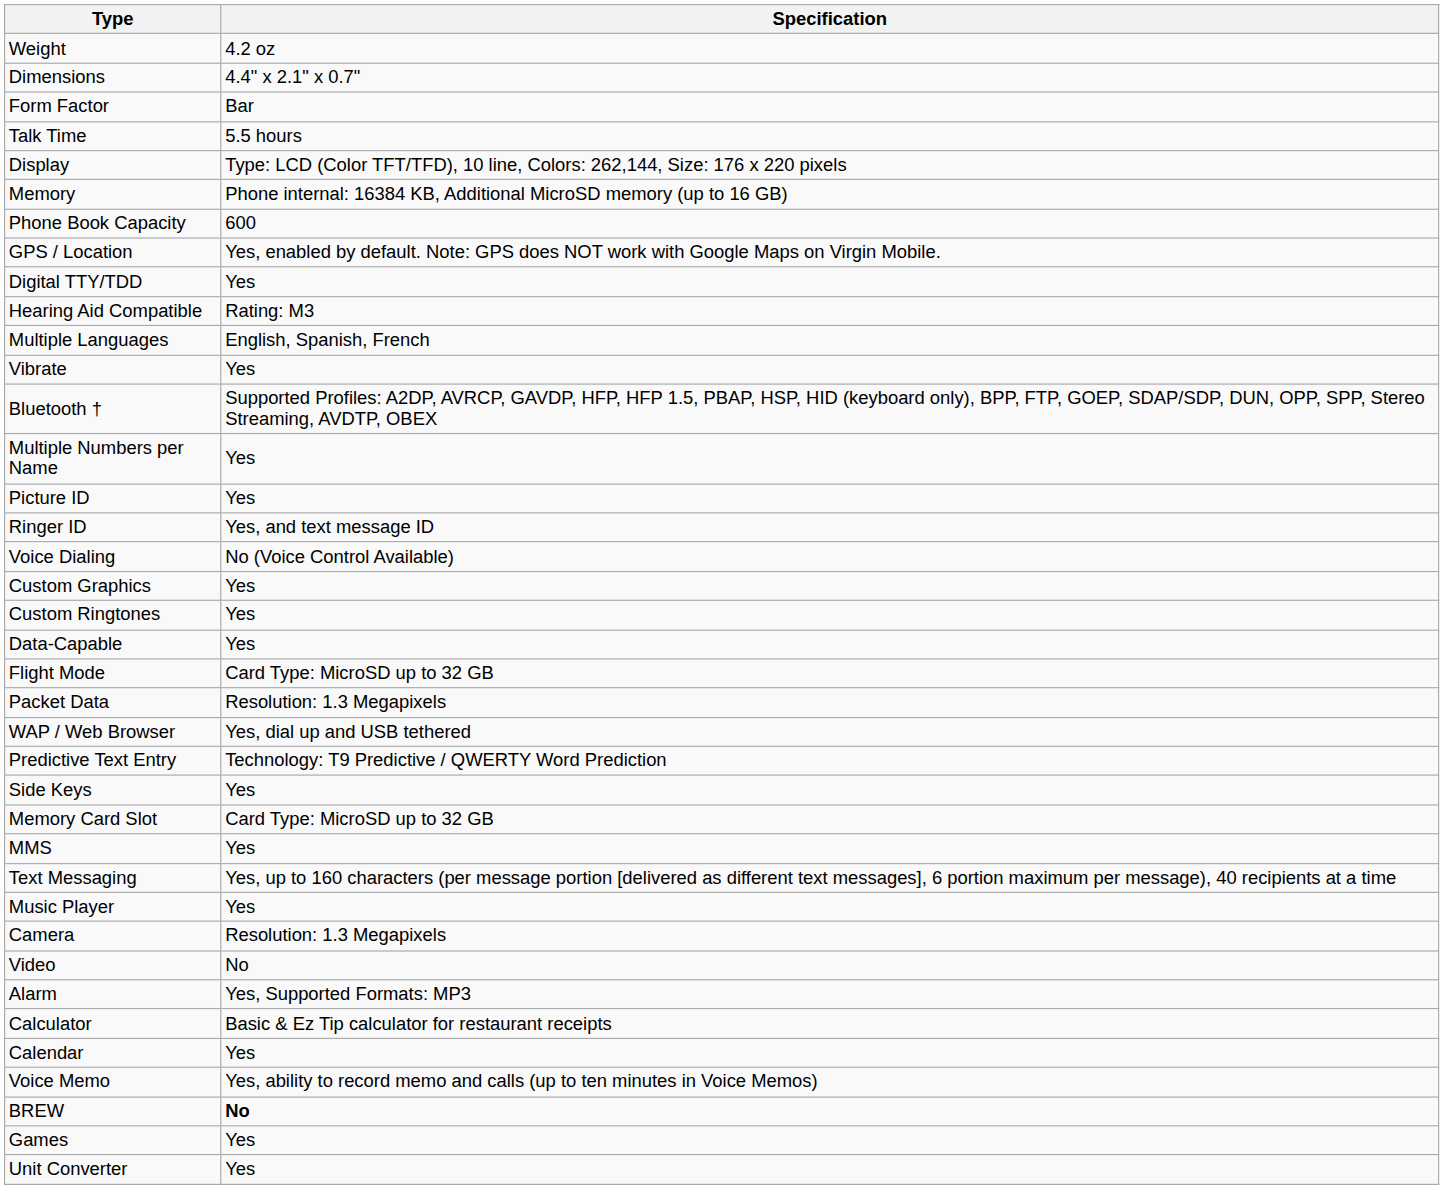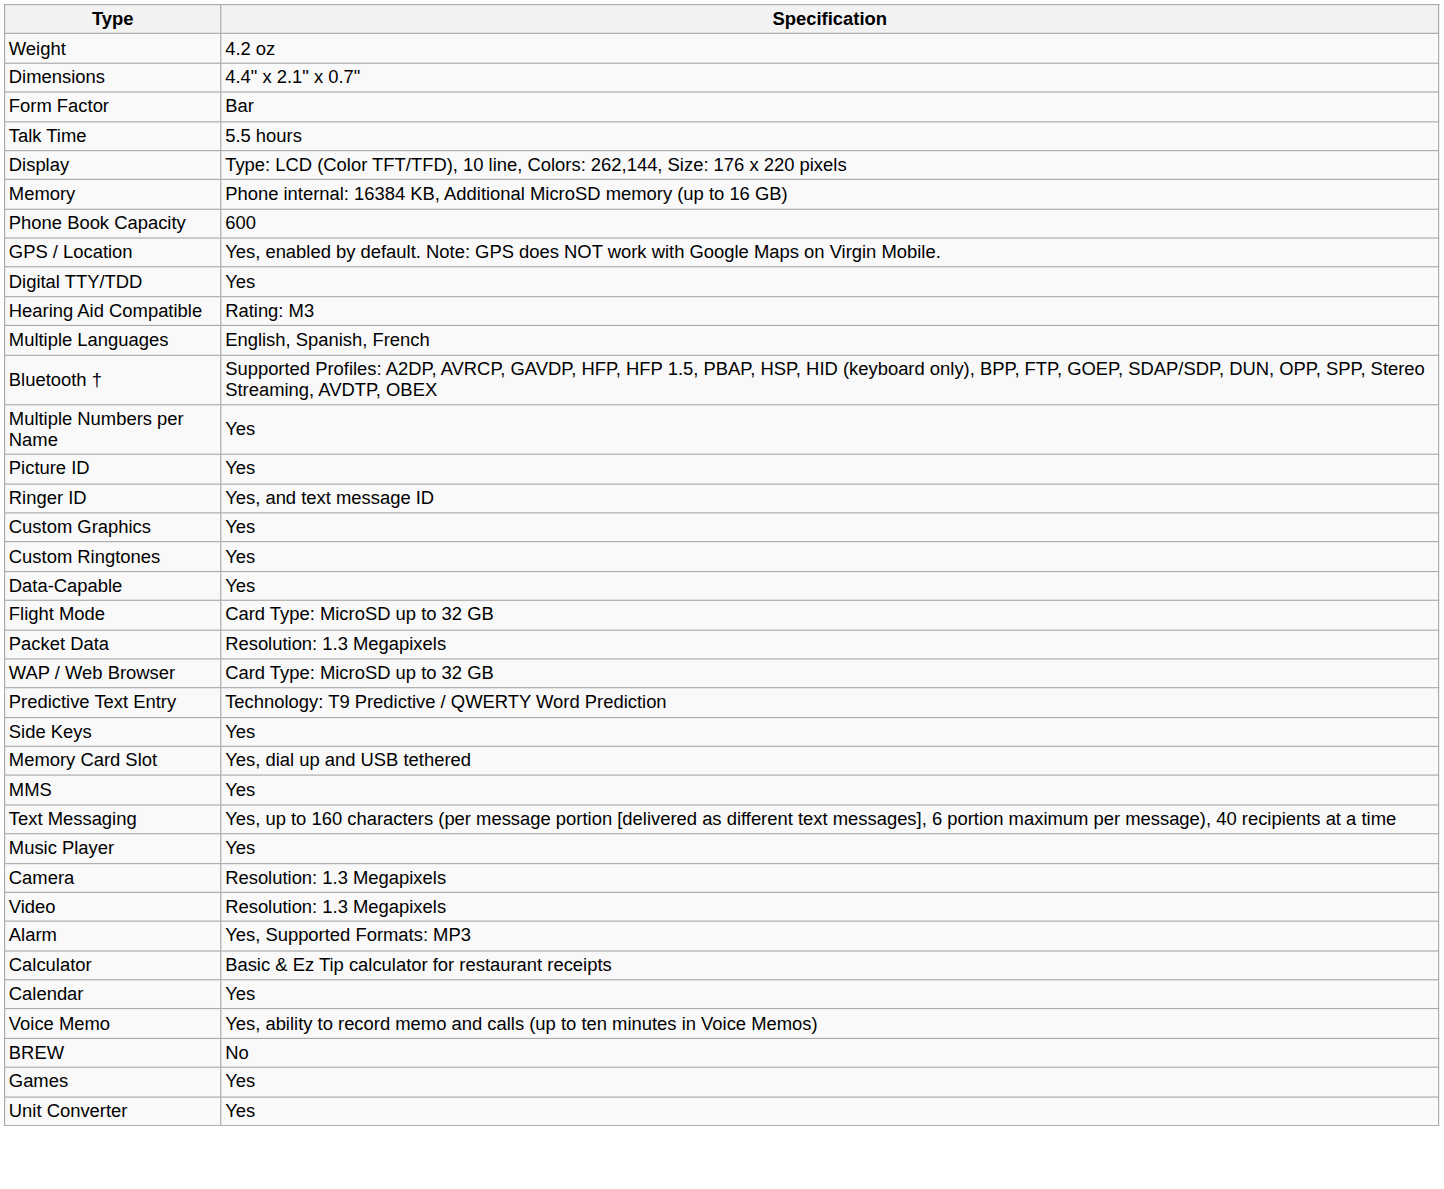- row: (38, 369)
- row: (62, 556)
(348, 731) Yes, dial up and USB tethered -> (359, 673) Card Type: MicroSD up to 32 GB
(359, 819) Card Type: MicroSD up to 32 GB -> (348, 760) Yes, dial up and USB tethered
(237, 965) No -> (336, 906) Resolution: 1.3 Megapixels
(237, 1111) bold -> (237, 1052) normal
